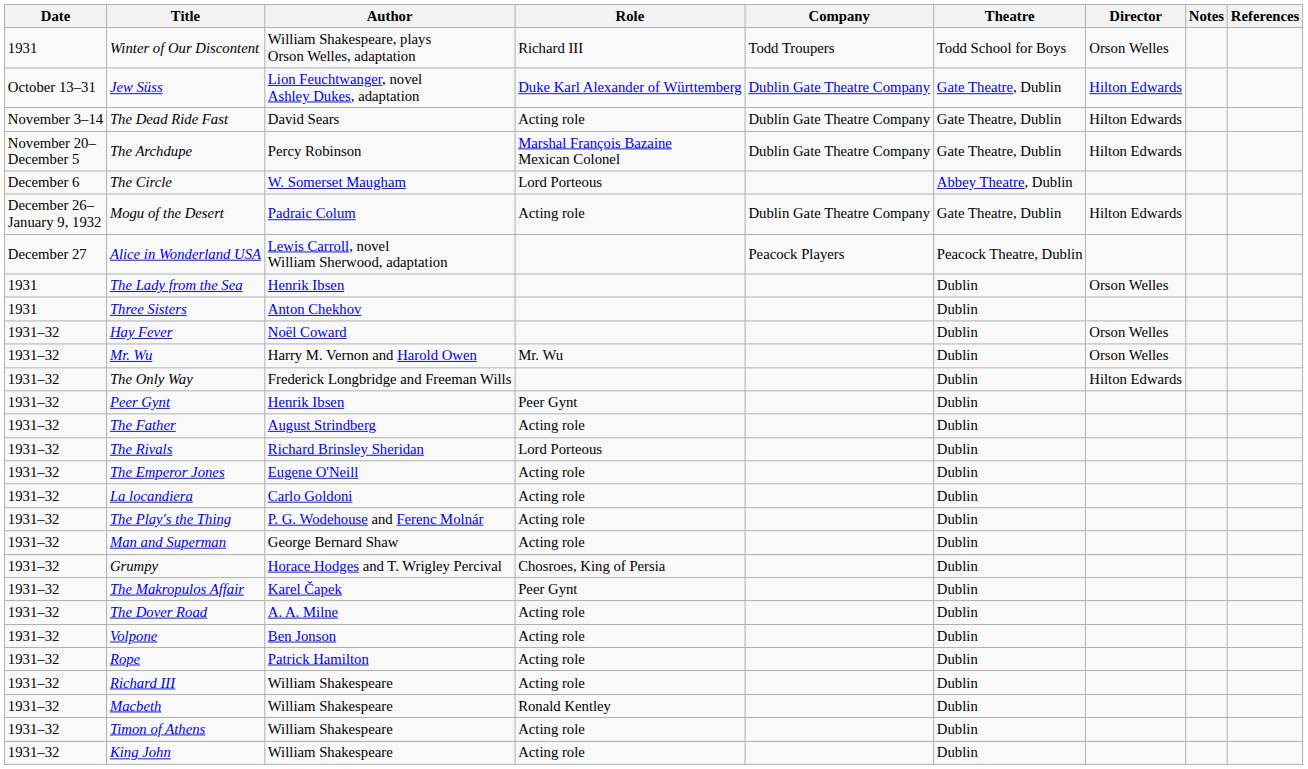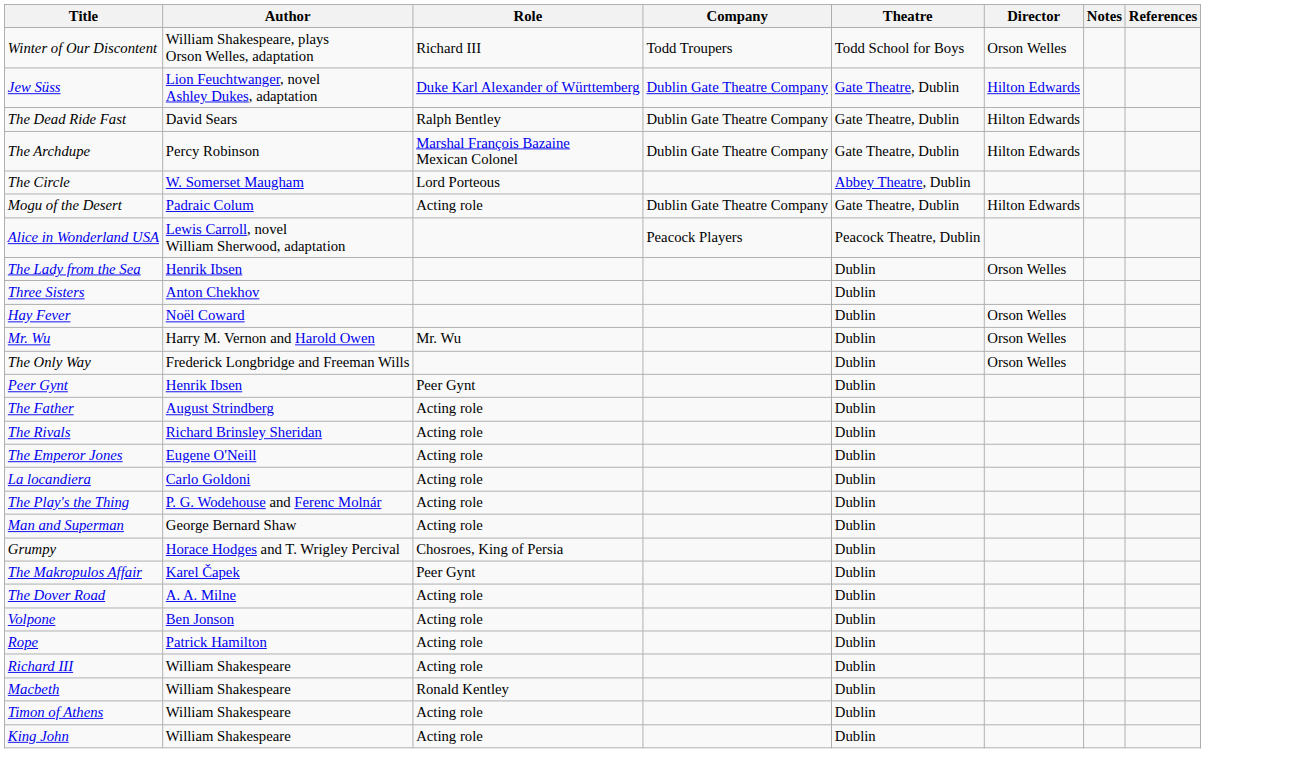- column: (55, 16)
(551, 119) Acting role -> (458, 119) Ralph Bentley
(1136, 379) Hilton Edwards -> (1027, 362) Orson Welles
(560, 449) Lord Porteous -> (449, 432) Acting role
